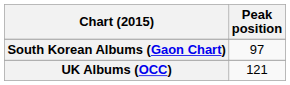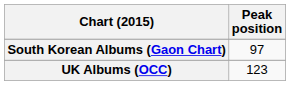(257, 70) 121 -> (257, 70) 123
